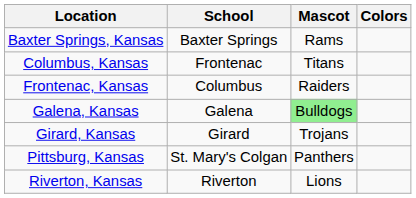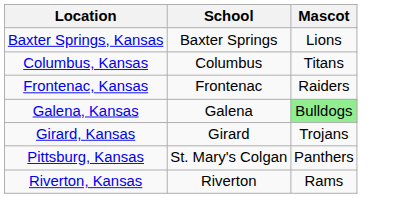- column: (384, 16)
(324, 39) Rams -> (324, 39) Lions
(229, 63) Frontenac -> (229, 63) Columbus
(229, 87) Columbus -> (229, 87) Frontenac
(324, 181) Lions -> (324, 181) Rams
